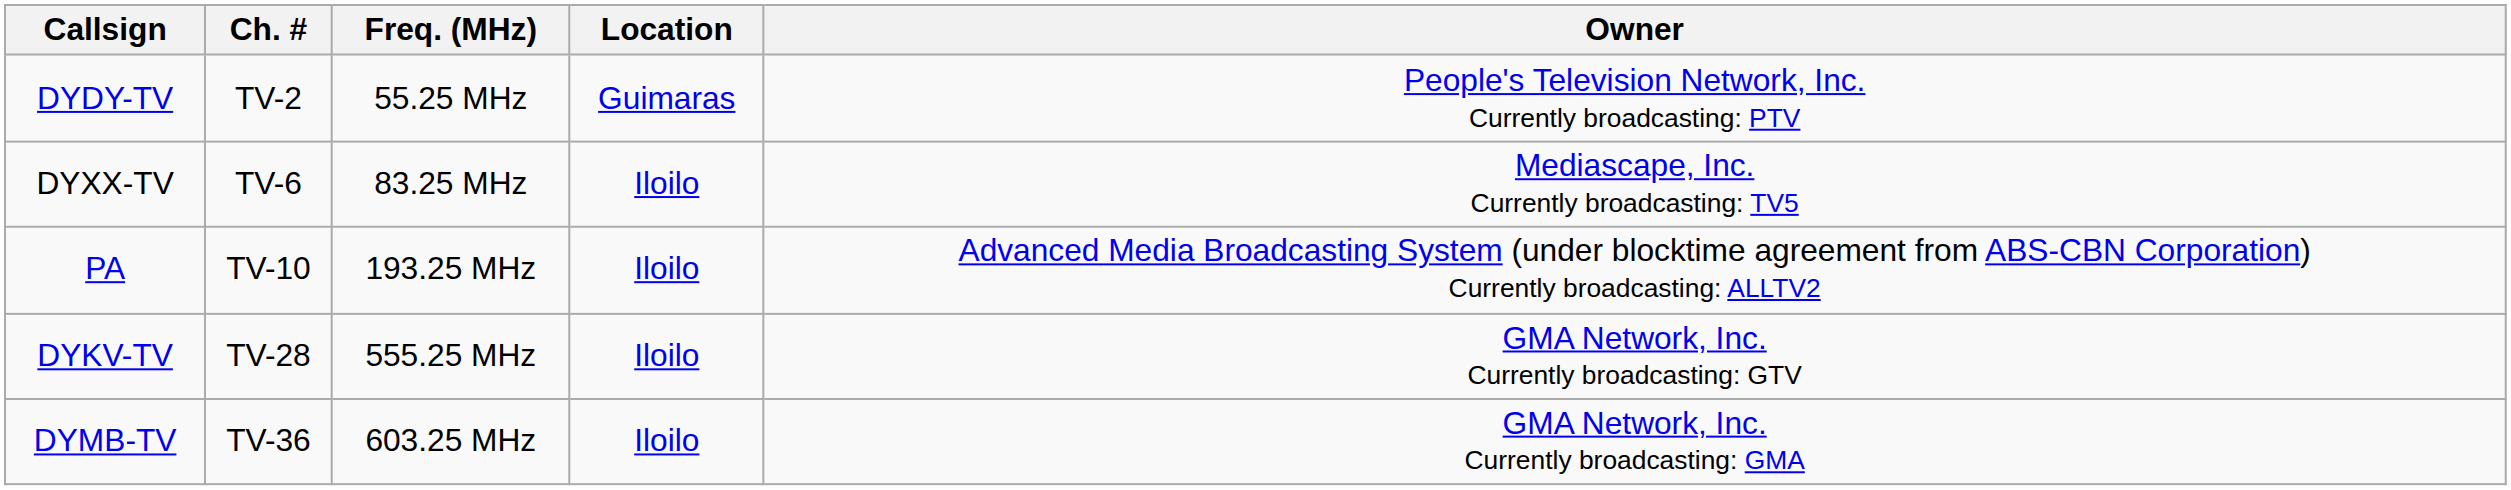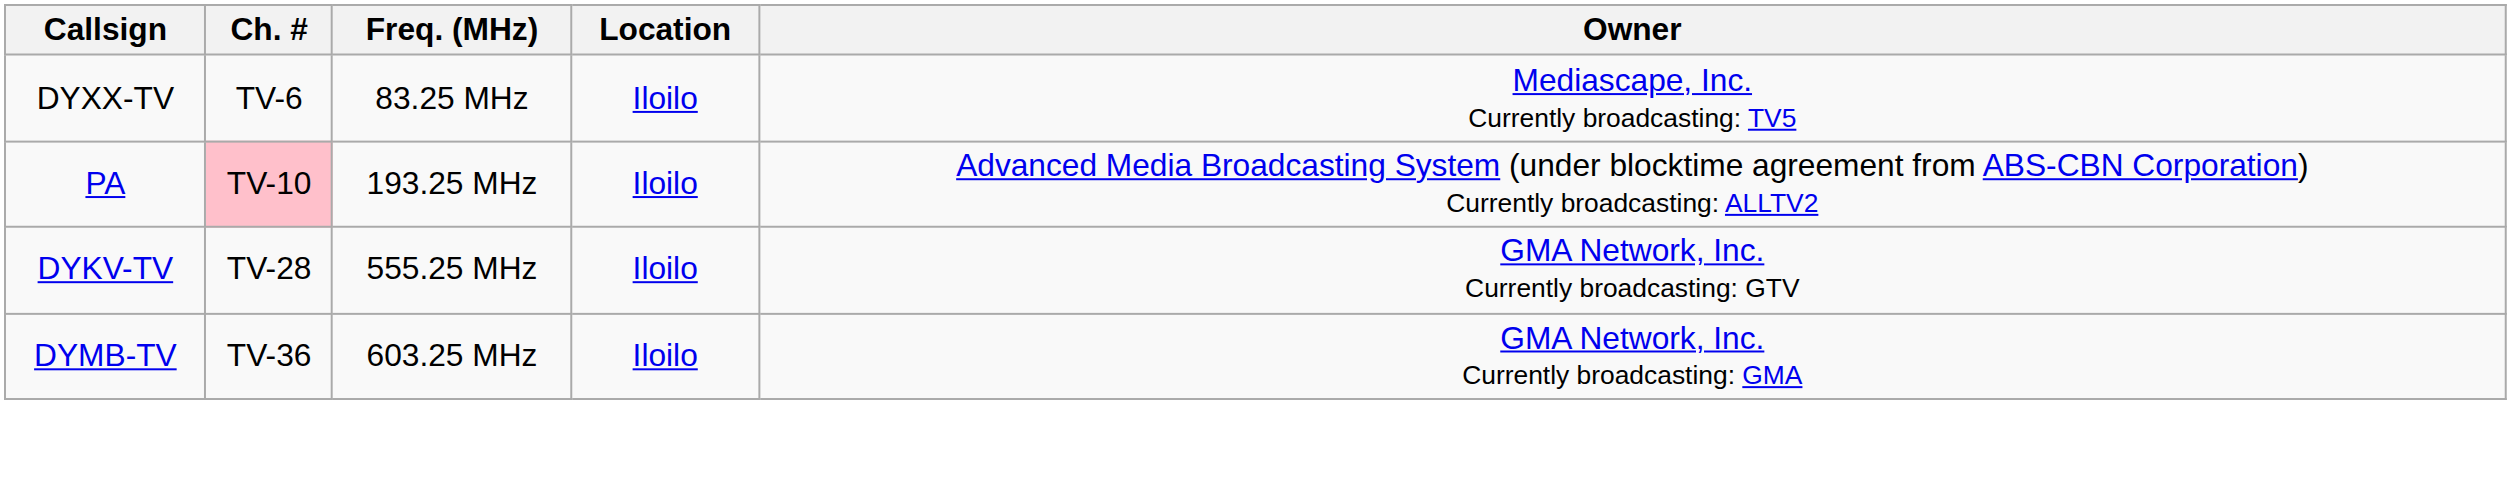- row: (105, 97)
(268, 269) no background -> (269, 183) pink background
